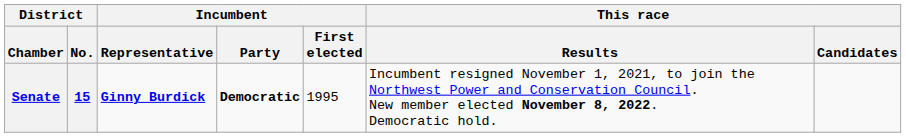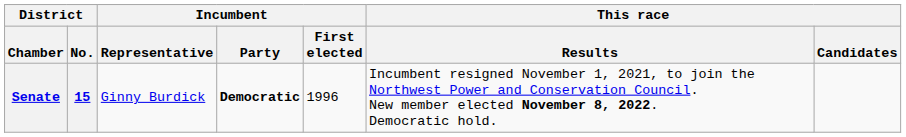(153, 98) bold -> (153, 98) normal
(322, 98) 1995 -> (322, 98) 1996
